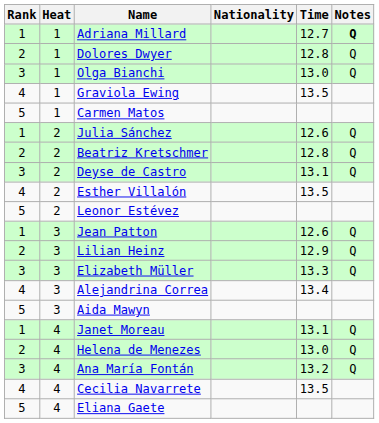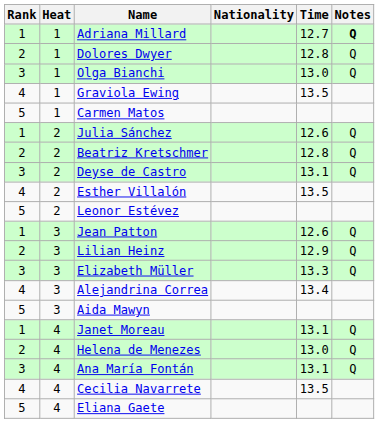(314, 369) 13.2 -> (314, 369) 13.1
